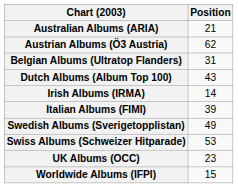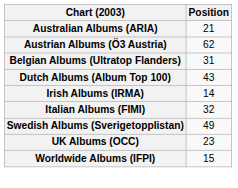(210, 110) 39 -> (209, 110) 32
- row: (96, 142)
